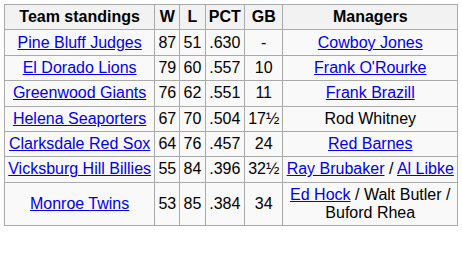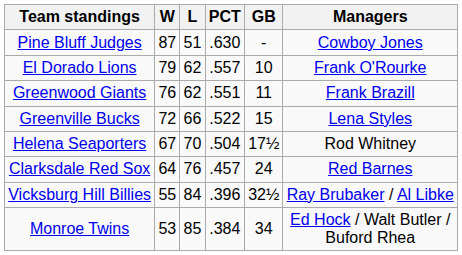(192, 67) 60 -> (192, 67) 62
+ row: (80, 118)
